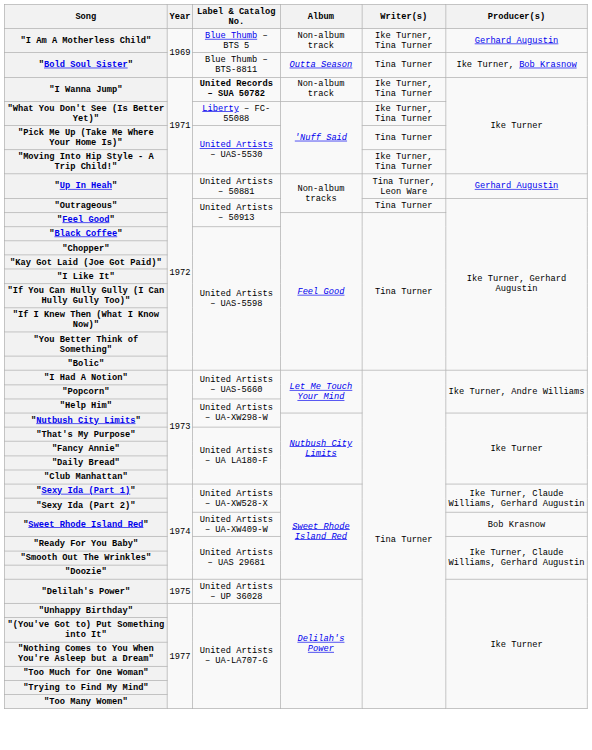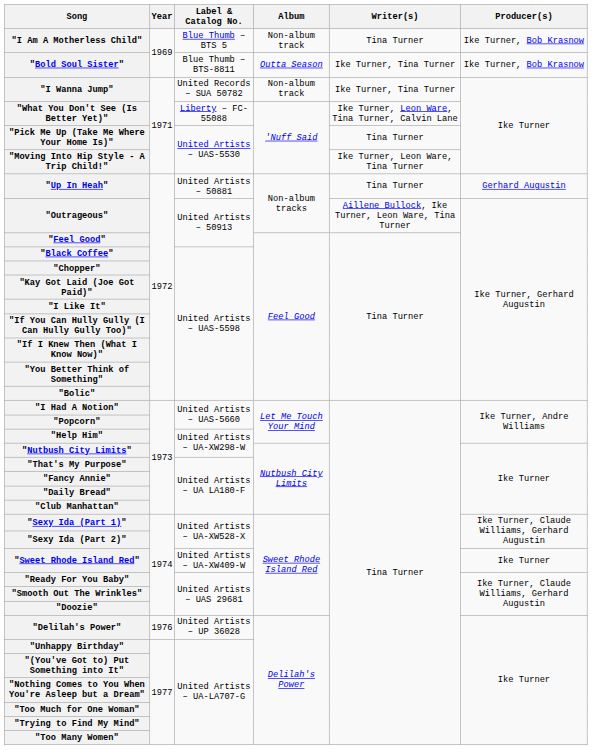(404, 41) Ike Turner, Tina Turner -> (395, 41) Tina Turner
(517, 41) Gerhard Augustin -> (524, 41) Ike Turner, Bob Krasnow
(404, 65) Tina Turner -> (395, 65) Ike Turner, Tina Turner
(236, 89) bold -> (214, 89) normal
(404, 113) Ike Turner, Tina Turner -> (395, 113) Ike Turner, Leon Ware, Tina Turner, Calvin Lane
(404, 162) Ike Turner, Tina Turner -> (395, 162) Ike Turner, Leon Ware, Tina Turner
(404, 186) Tina Turner, Leon Ware -> (395, 186) Tina Turner
(404, 205) Tina Turner -> (395, 215) Aillene Bullock, Ike Turner, Leon Ware, Tina Turner
(517, 524) Bob Krasnow -> (524, 561) Ike Turner
(180, 591) 1975 -> (162, 627) 1976
